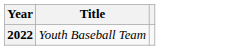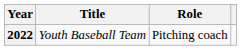+ column: (190, 14)
